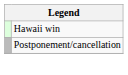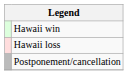+ row: (37, 45)
